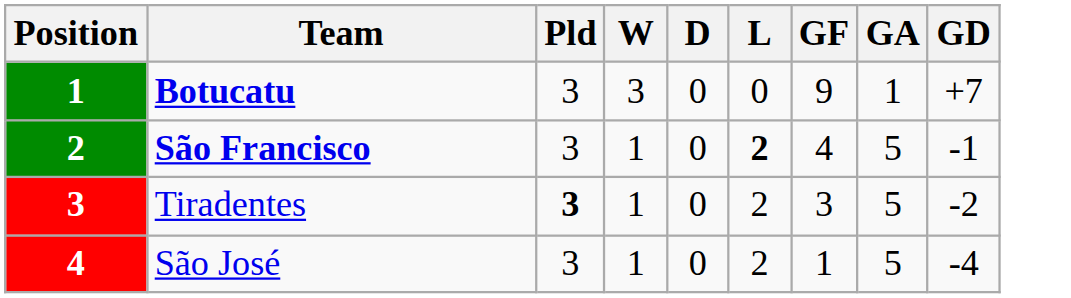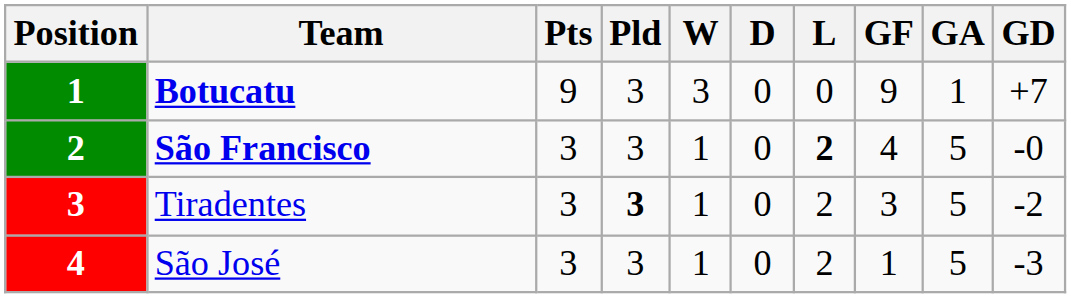+ column: (568, 33)
(964, 147) -1 -> (1029, 147) -0
(964, 262) -4 -> (1029, 262) -3
